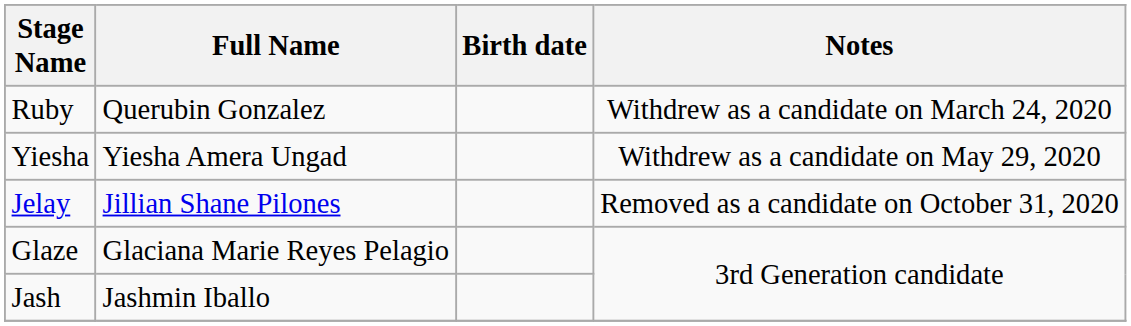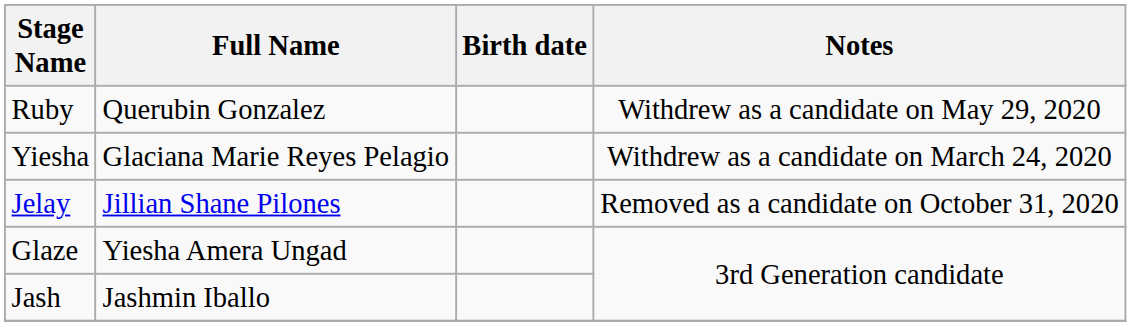(859, 109) Withdrew as a candidate on March 24, 2020 -> (859, 109) Withdrew as a candidate on May 29, 2020
(225, 156) Yiesha Amera Ungad -> (276, 156) Glaciana Marie Reyes Pelagio
(859, 156) Withdrew as a candidate on May 29, 2020 -> (859, 156) Withdrew as a candidate on March 24, 2020
(276, 250) Glaciana Marie Reyes Pelagio -> (225, 250) Yiesha Amera Ungad
